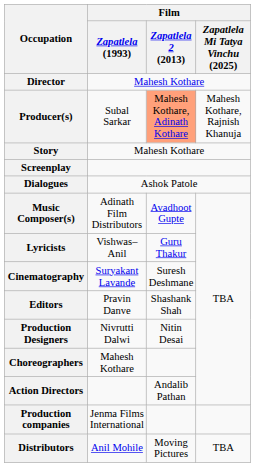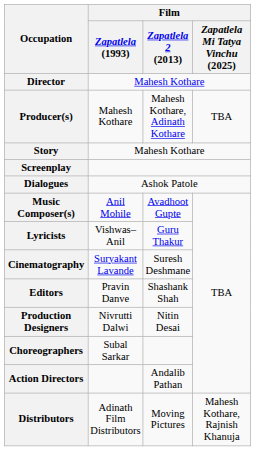(117, 116) Subal Sarkar -> (115, 116) Mahesh Kothare
(171, 116) lightsalmon background -> (168, 116) no background
(223, 116) Mahesh Kothare, Rajnish Khanuja -> (222, 116) TBA
(117, 213) Adinath Film Distributors -> (115, 207) Anil Mohile
(117, 362) Mahesh Kothare -> (115, 350) Subal Sarkar
- row: (46, 419)
(117, 448) Anil Mohile -> (115, 419) Adinath Film Distributors
(223, 448) TBA -> (222, 419) Mahesh Kothare, Rajnish Khanuja
